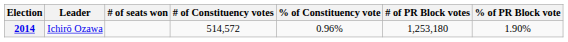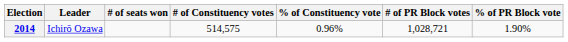(223, 28) 514,572 -> (223, 28) 514,575
(428, 28) 1,253,180 -> (428, 28) 1,028,721
